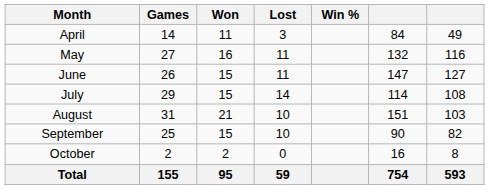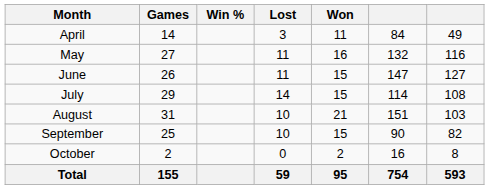columns swapped: (225, 14) <-> (340, 14)
